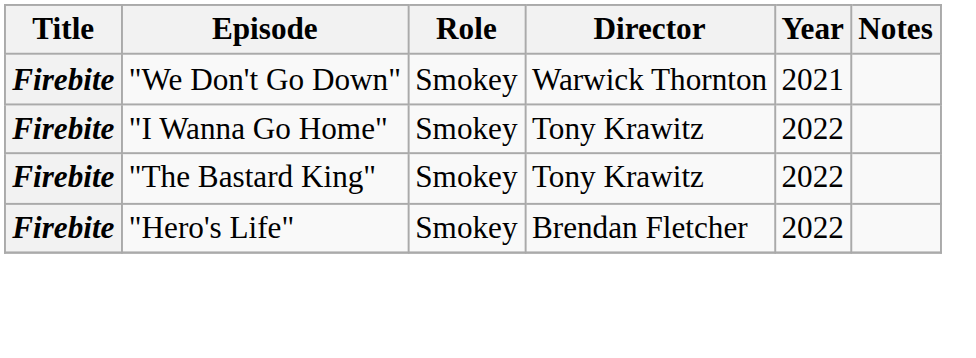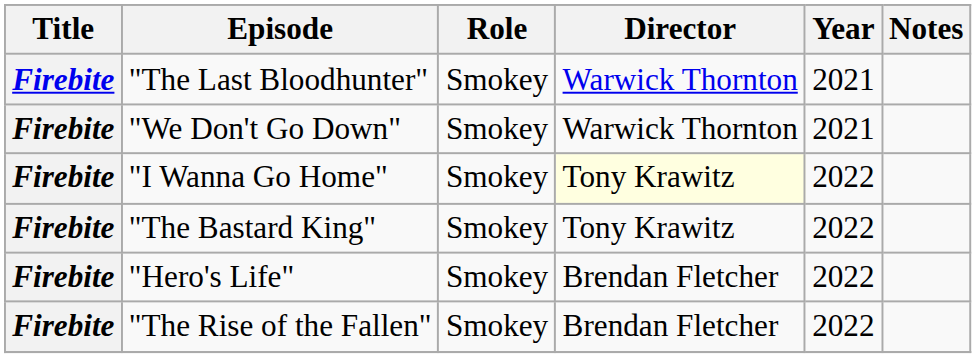+ row: (278, 78)
(618, 128) no background -> (649, 177) lightyellow background
+ row: (280, 326)
